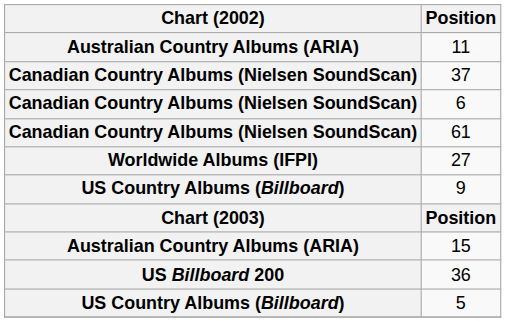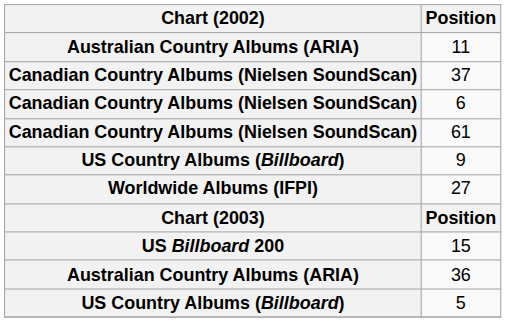rows swapped: (461, 189) <-> (461, 160)
(213, 246) Australian Country Albums (ARIA) -> (213, 246) US Billboard 200
(213, 274) US Billboard 200 -> (213, 274) Australian Country Albums (ARIA)
